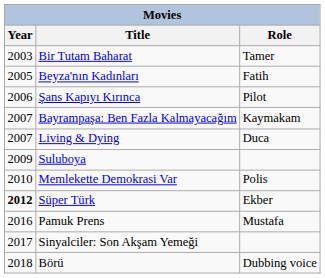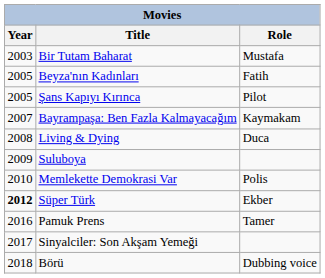(259, 55) Tamer -> (263, 55) Mustafa
(20, 97) 2006 -> (20, 97) 2005
(20, 138) 2007 -> (20, 138) 2008
(263, 221) Mustafa -> (259, 221) Tamer
